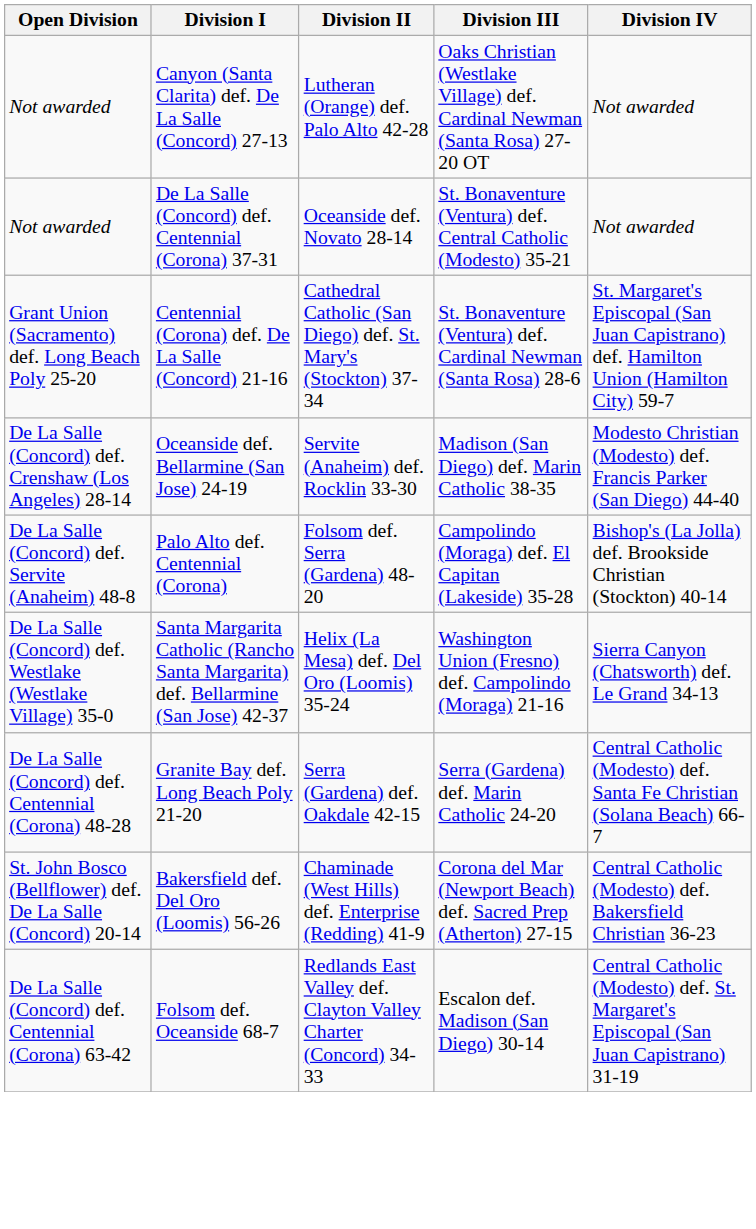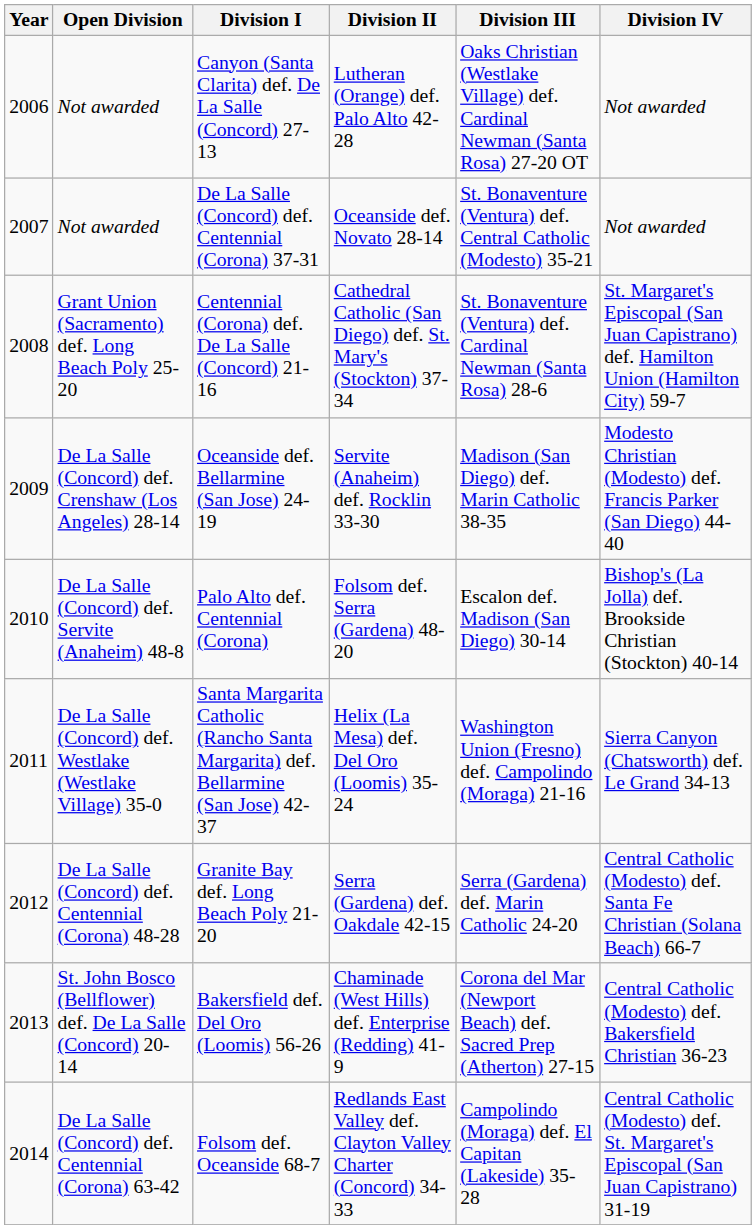+ column: (29, 20)
(506, 563) Campolindo (Moraga) def. El Capitan (Lakeside) 35-28 -> (515, 618) Escalon def. Madison (San Diego) 30-14
(493, 1020) Escalon def. Madison (San Diego) 30-14 -> (526, 1153) Campolindo (Moraga) def. El Capitan (Lakeside) 35-28
